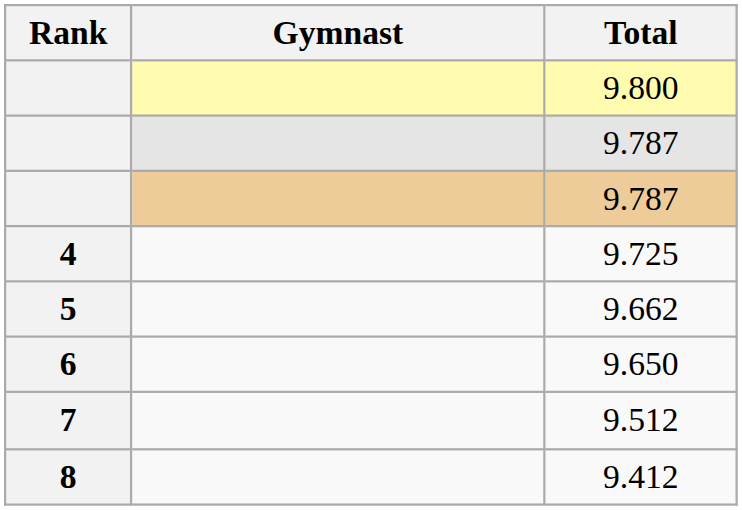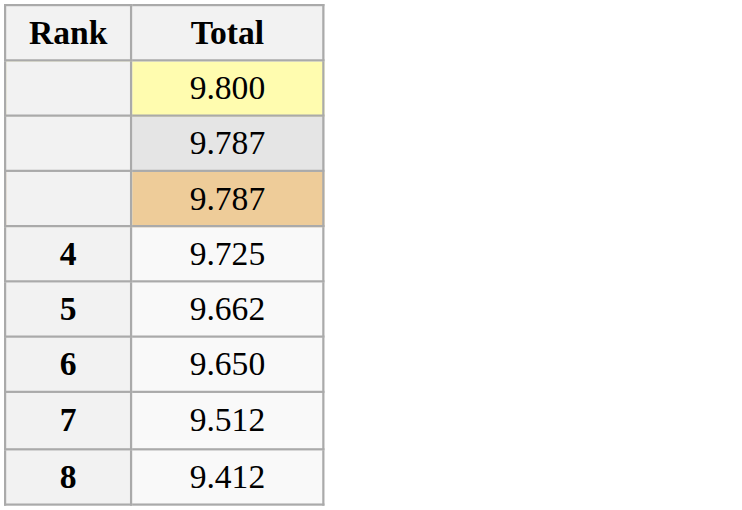- column: (338, 32)
